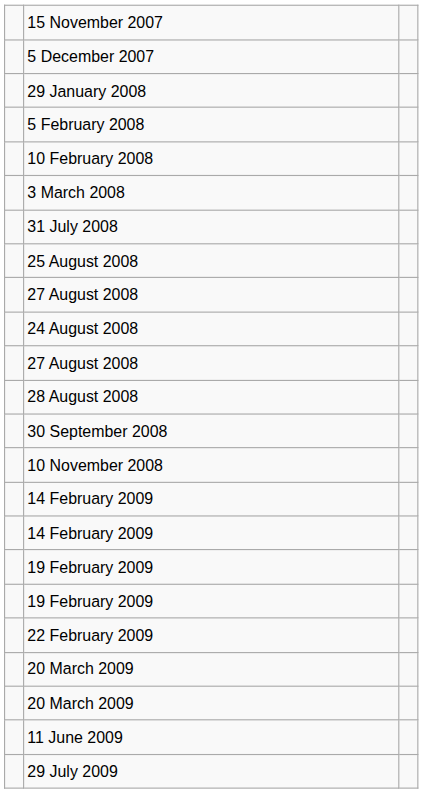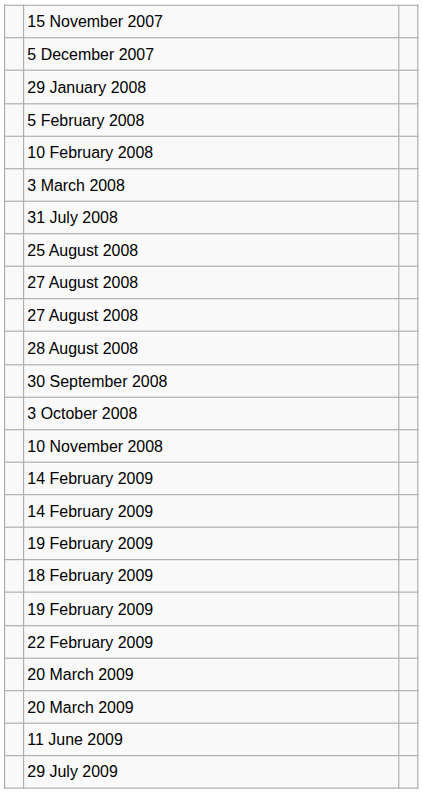- row: (14, 329)
+ row: (14, 413)
+ row: (14, 576)
